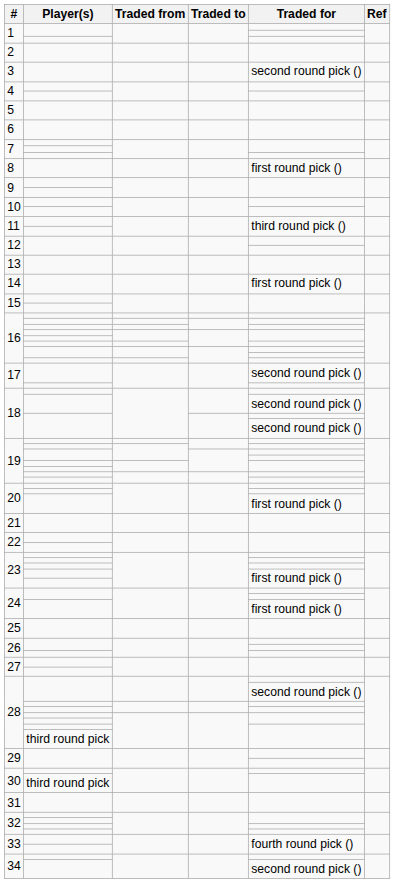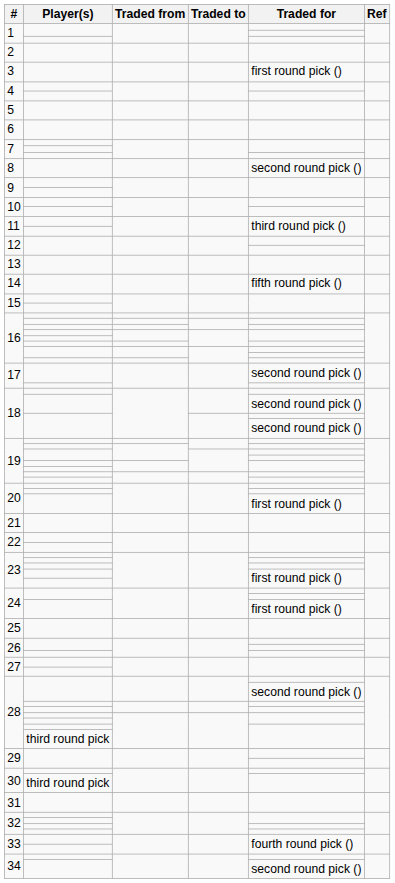(306, 71) second round pick () -> (297, 71) first round pick ()
(297, 168) first round pick () -> (306, 168) second round pick ()
(297, 284) first round pick () -> (297, 284) fifth round pick ()
